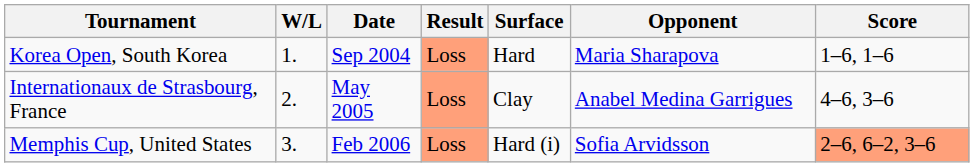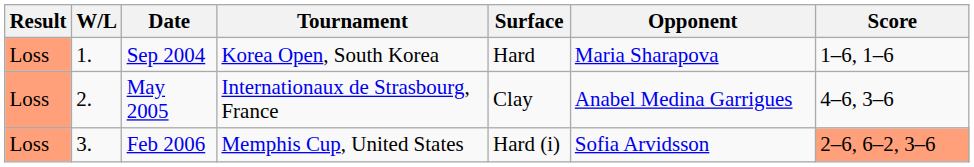columns swapped: (455, 21) <-> (140, 21)
